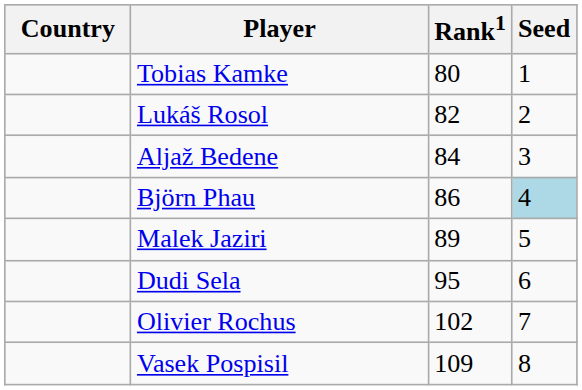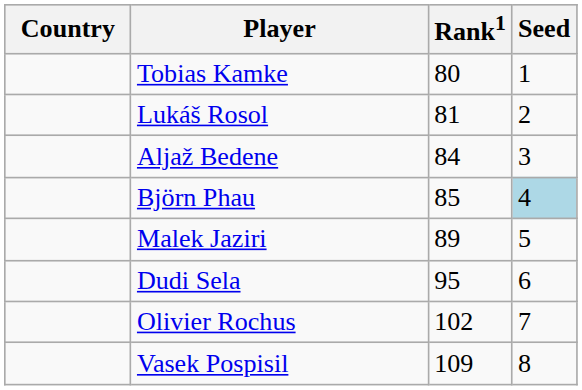(447, 114) 82 -> (447, 114) 81
(447, 197) 86 -> (447, 197) 85
